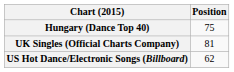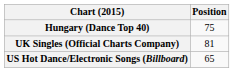(209, 59) 62 -> (209, 59) 65
